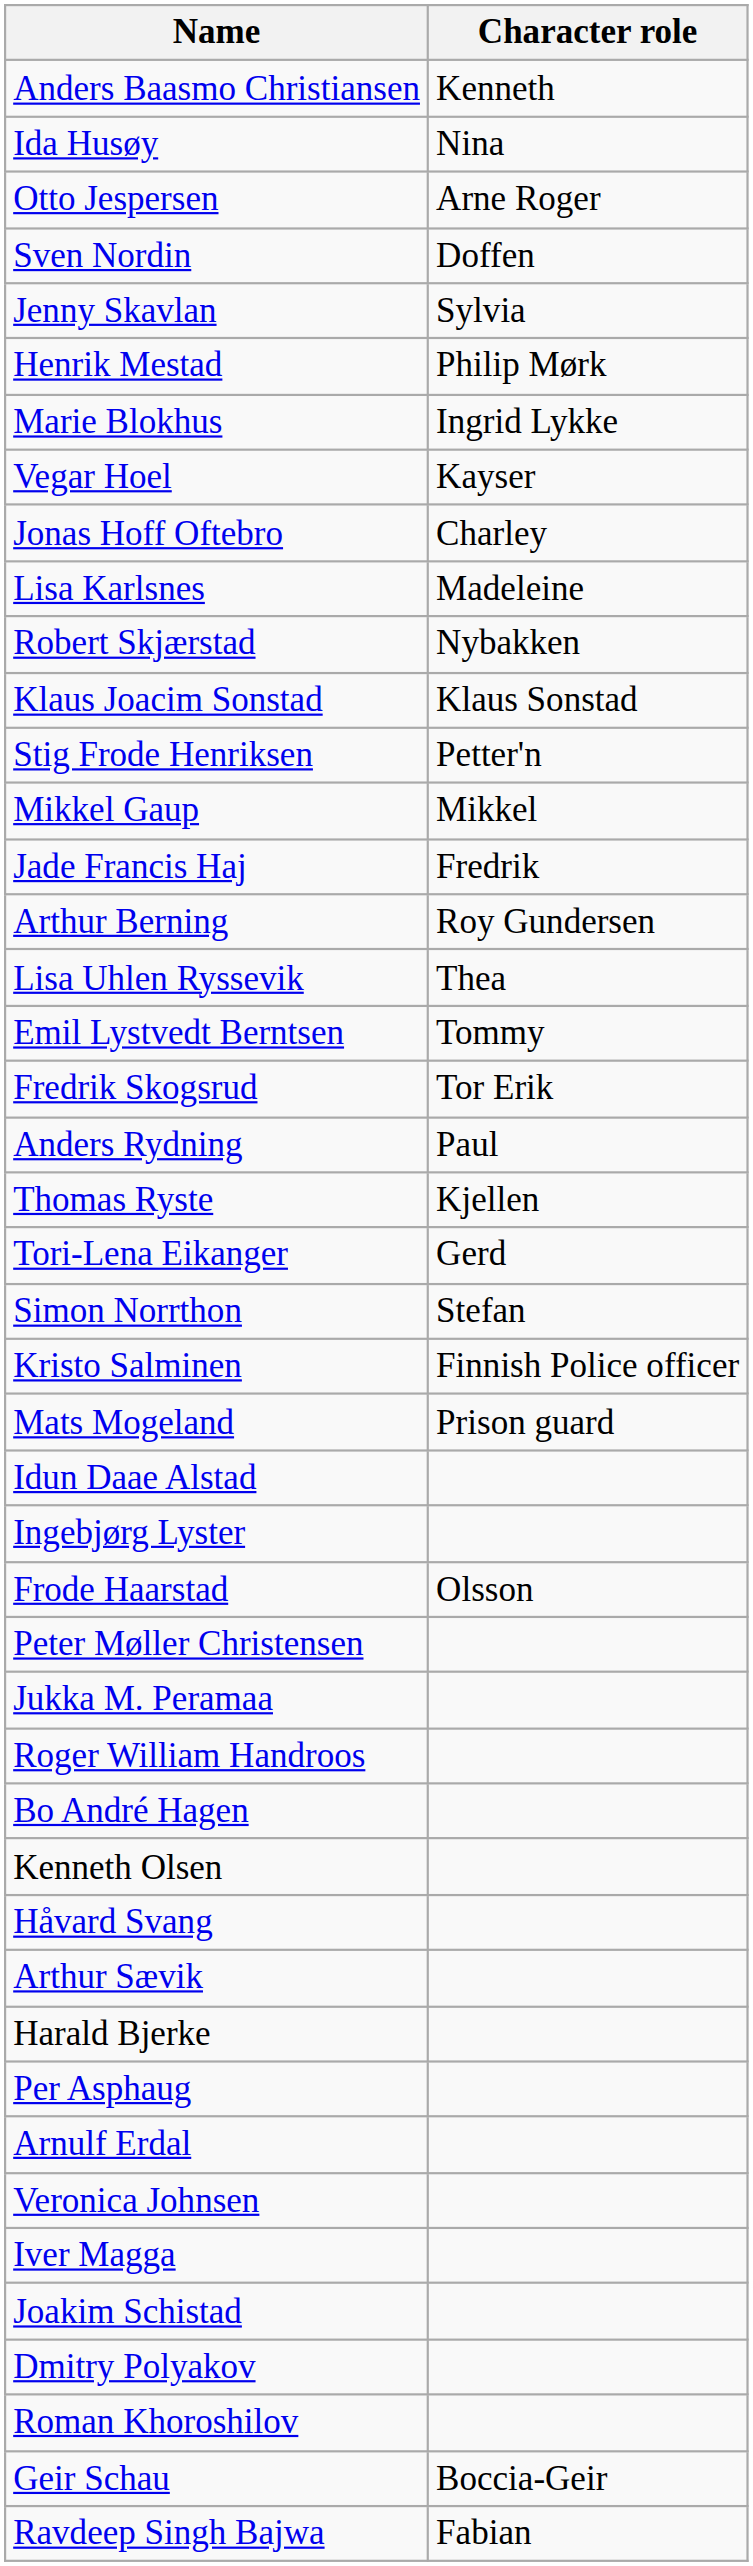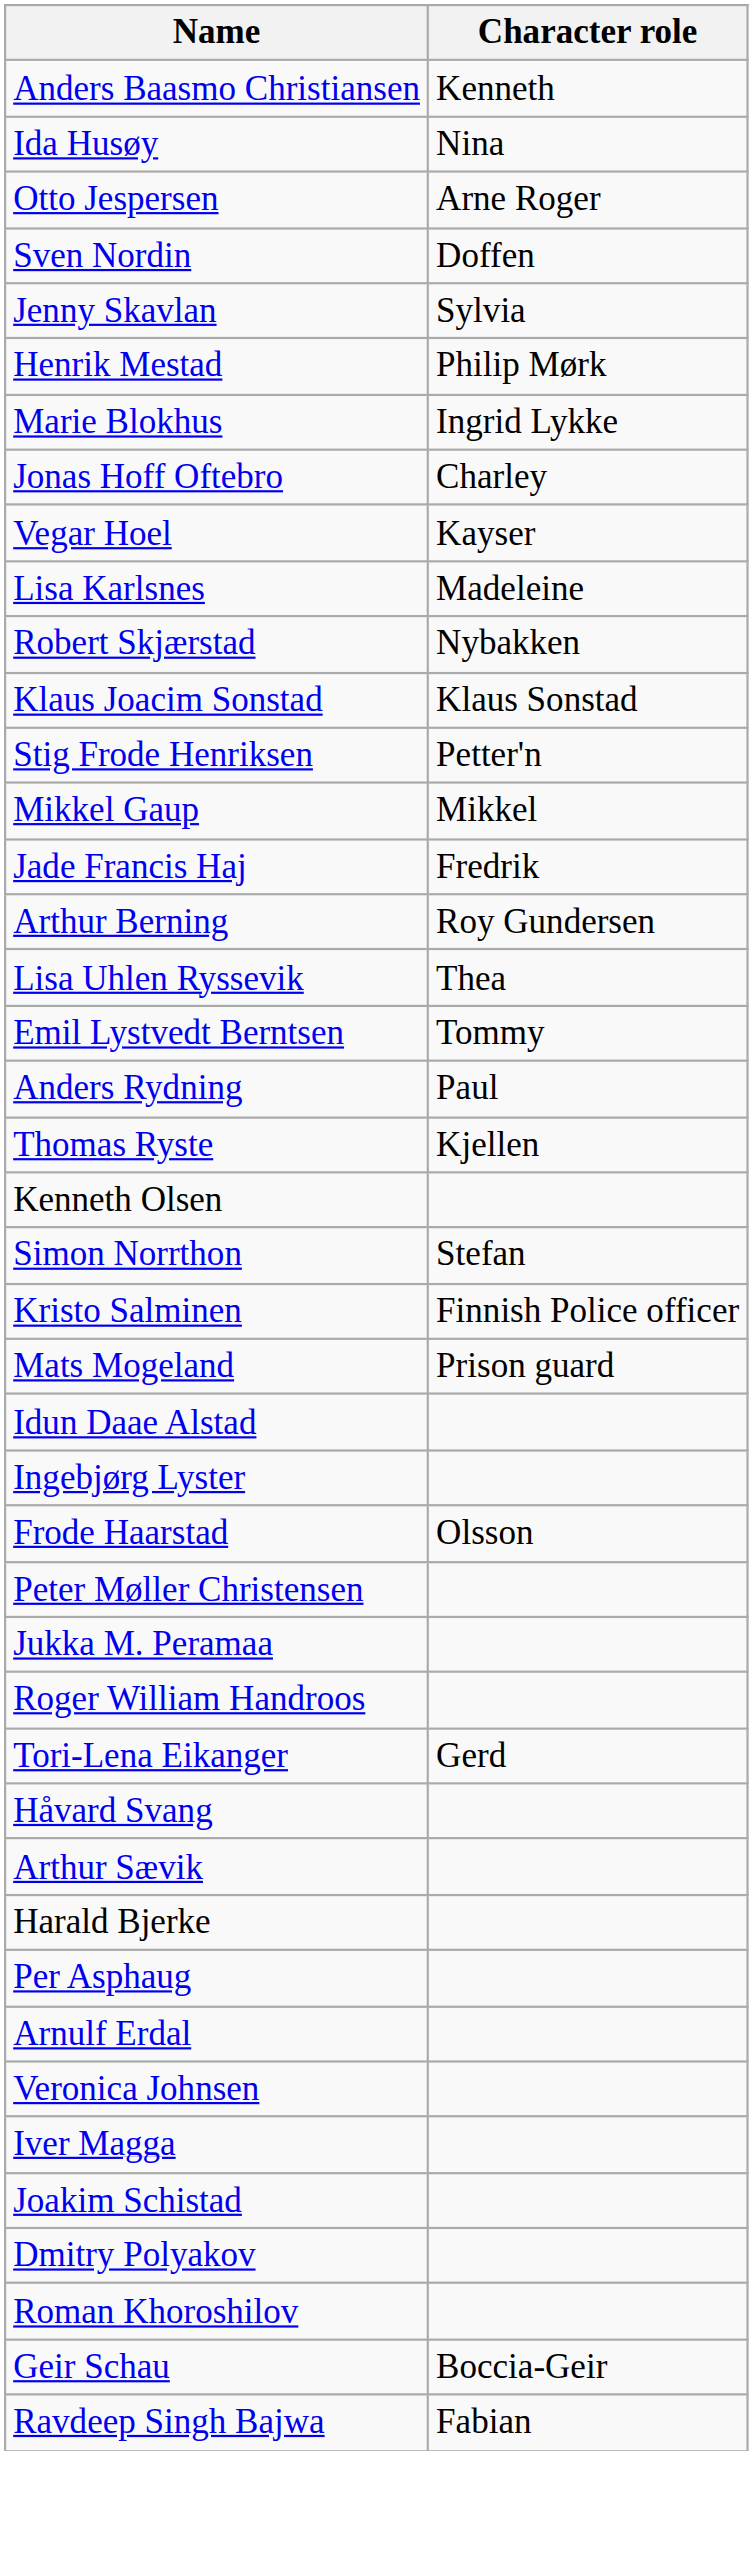rows swapped: (148, 532) <-> (92, 476)
- row: (135, 1088)
rows swapped: (151, 1254) <-> (118, 1866)
- row: (131, 1810)
